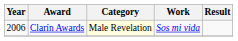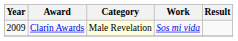(16, 28) 2006 -> (16, 28) 2009
